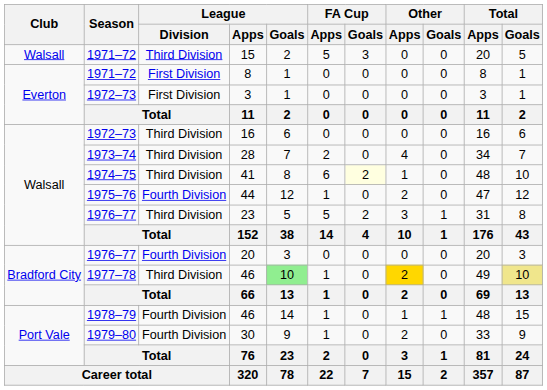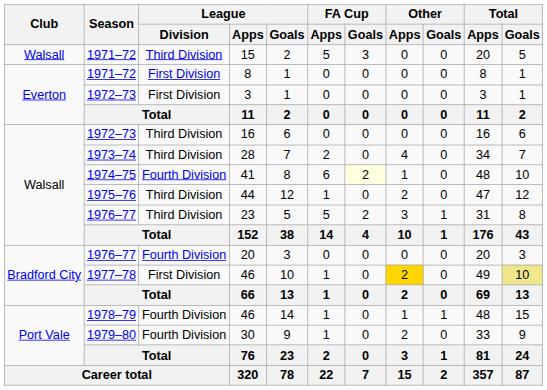(184, 174) Third Division -> (184, 174) Fourth Division
(184, 194) Fourth Division -> (184, 194) Third Division
(184, 275) Third Division -> (184, 275) First Division
(287, 275) lightgreen background -> (287, 275) no background
